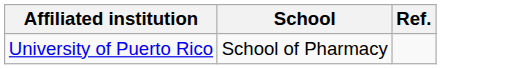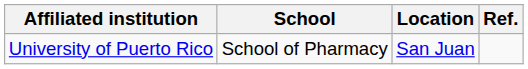+ column: (436, 19)
